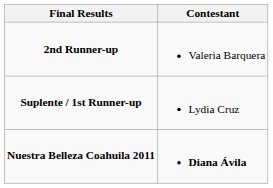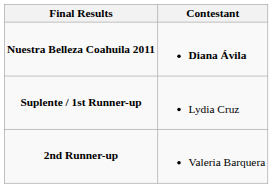rows swapped: (81, 156) <-> (81, 49)
